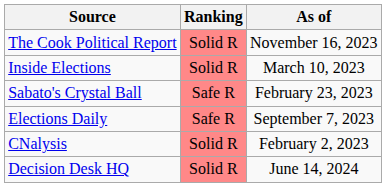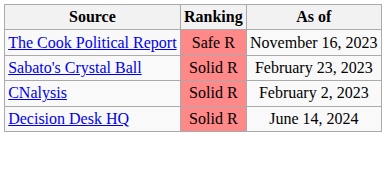(213, 42) Solid R -> (213, 42) Safe R
- row: (60, 67)
(213, 93) Safe R -> (213, 67) Solid R
- row: (58, 118)
